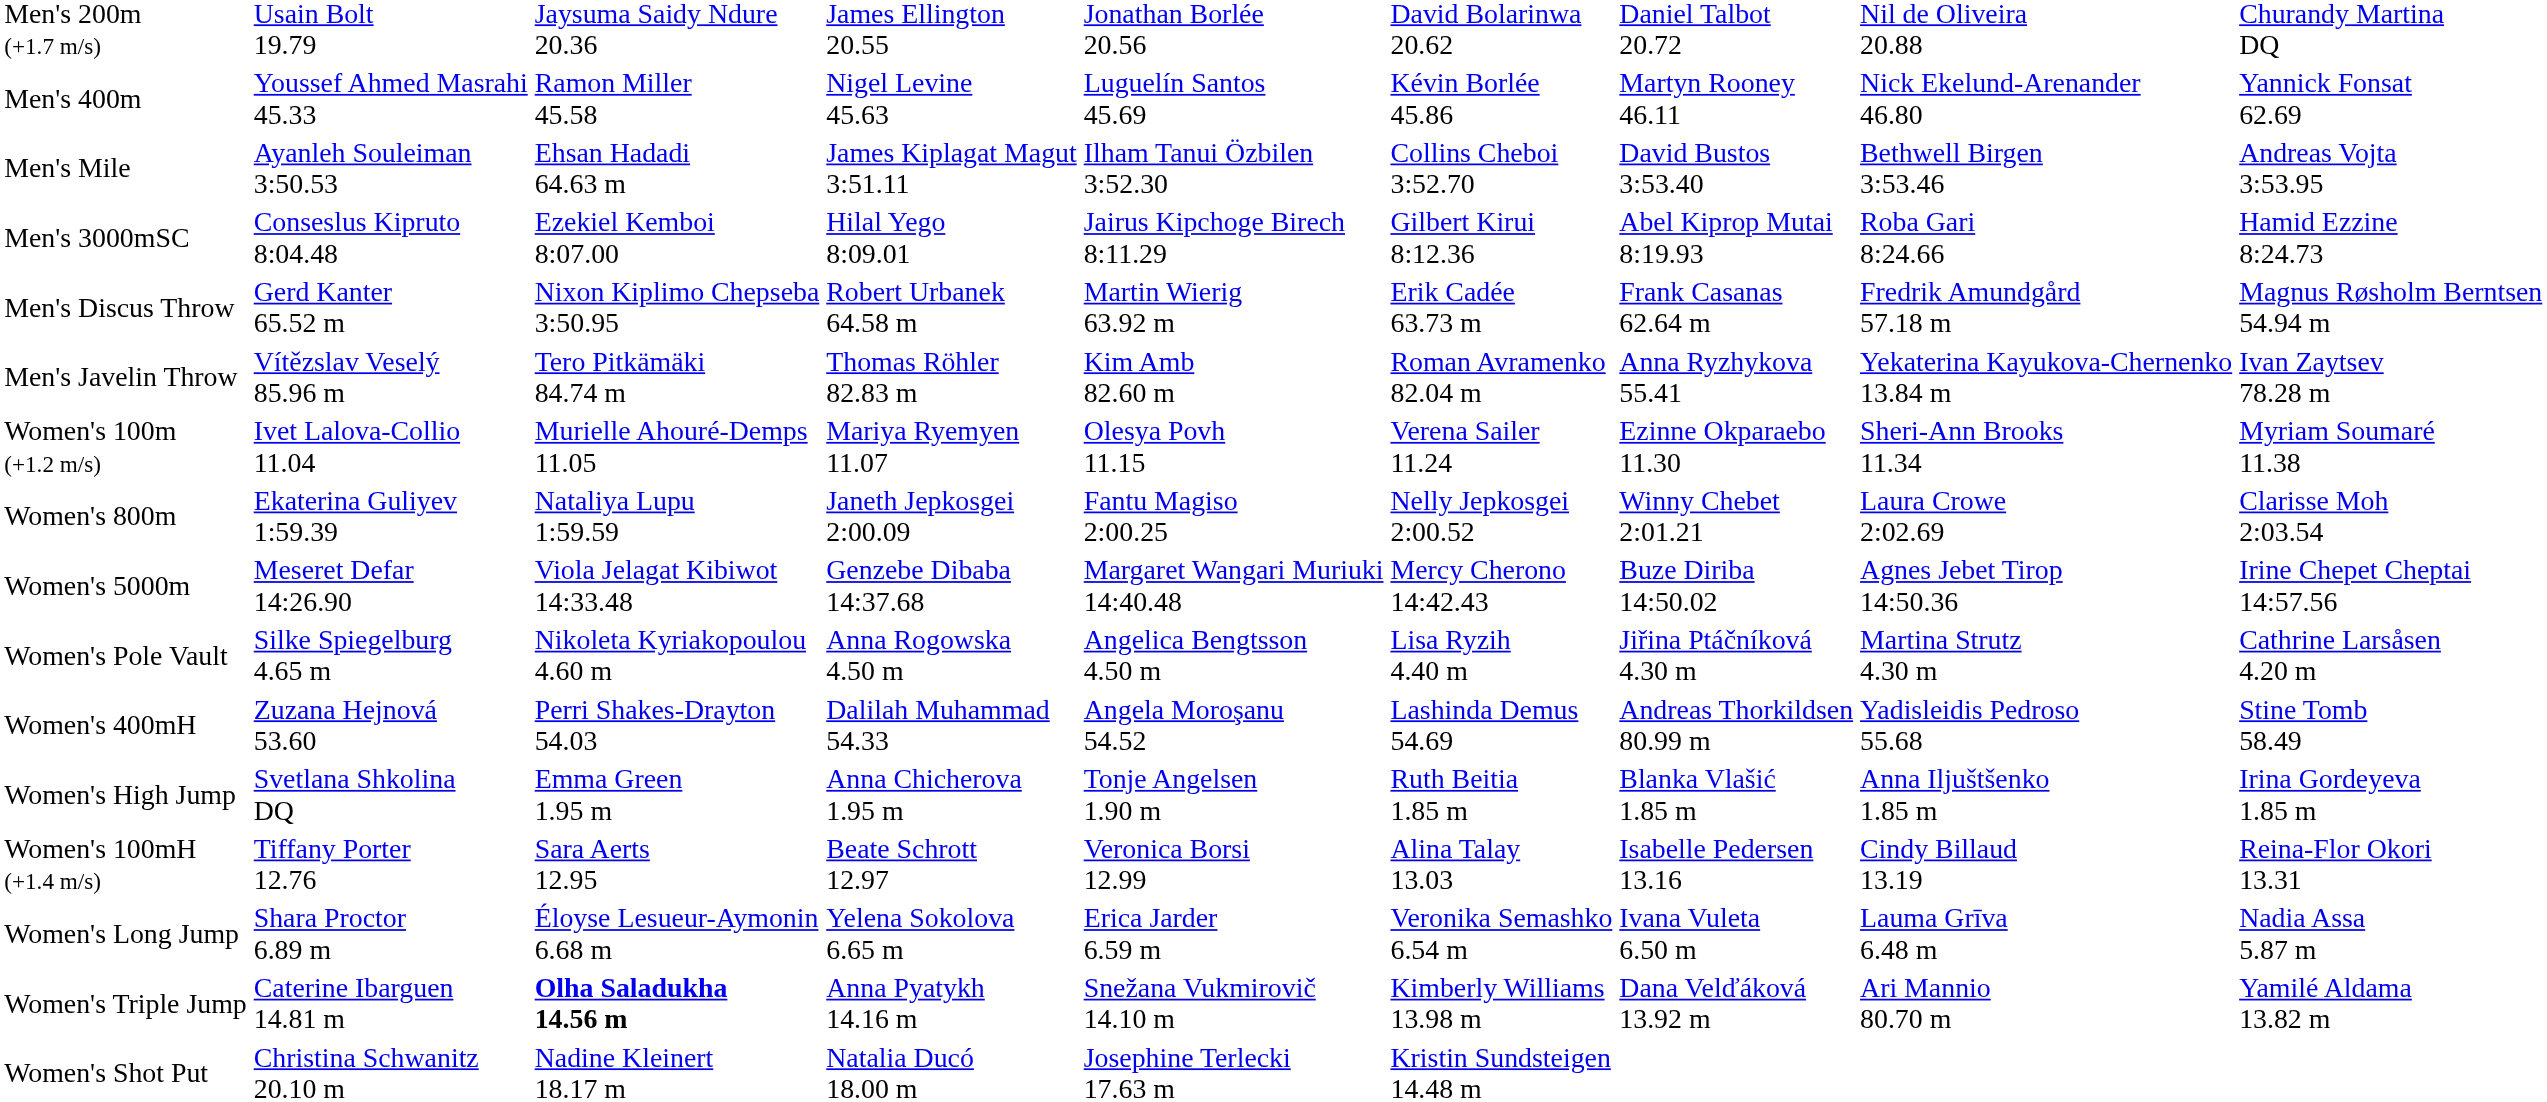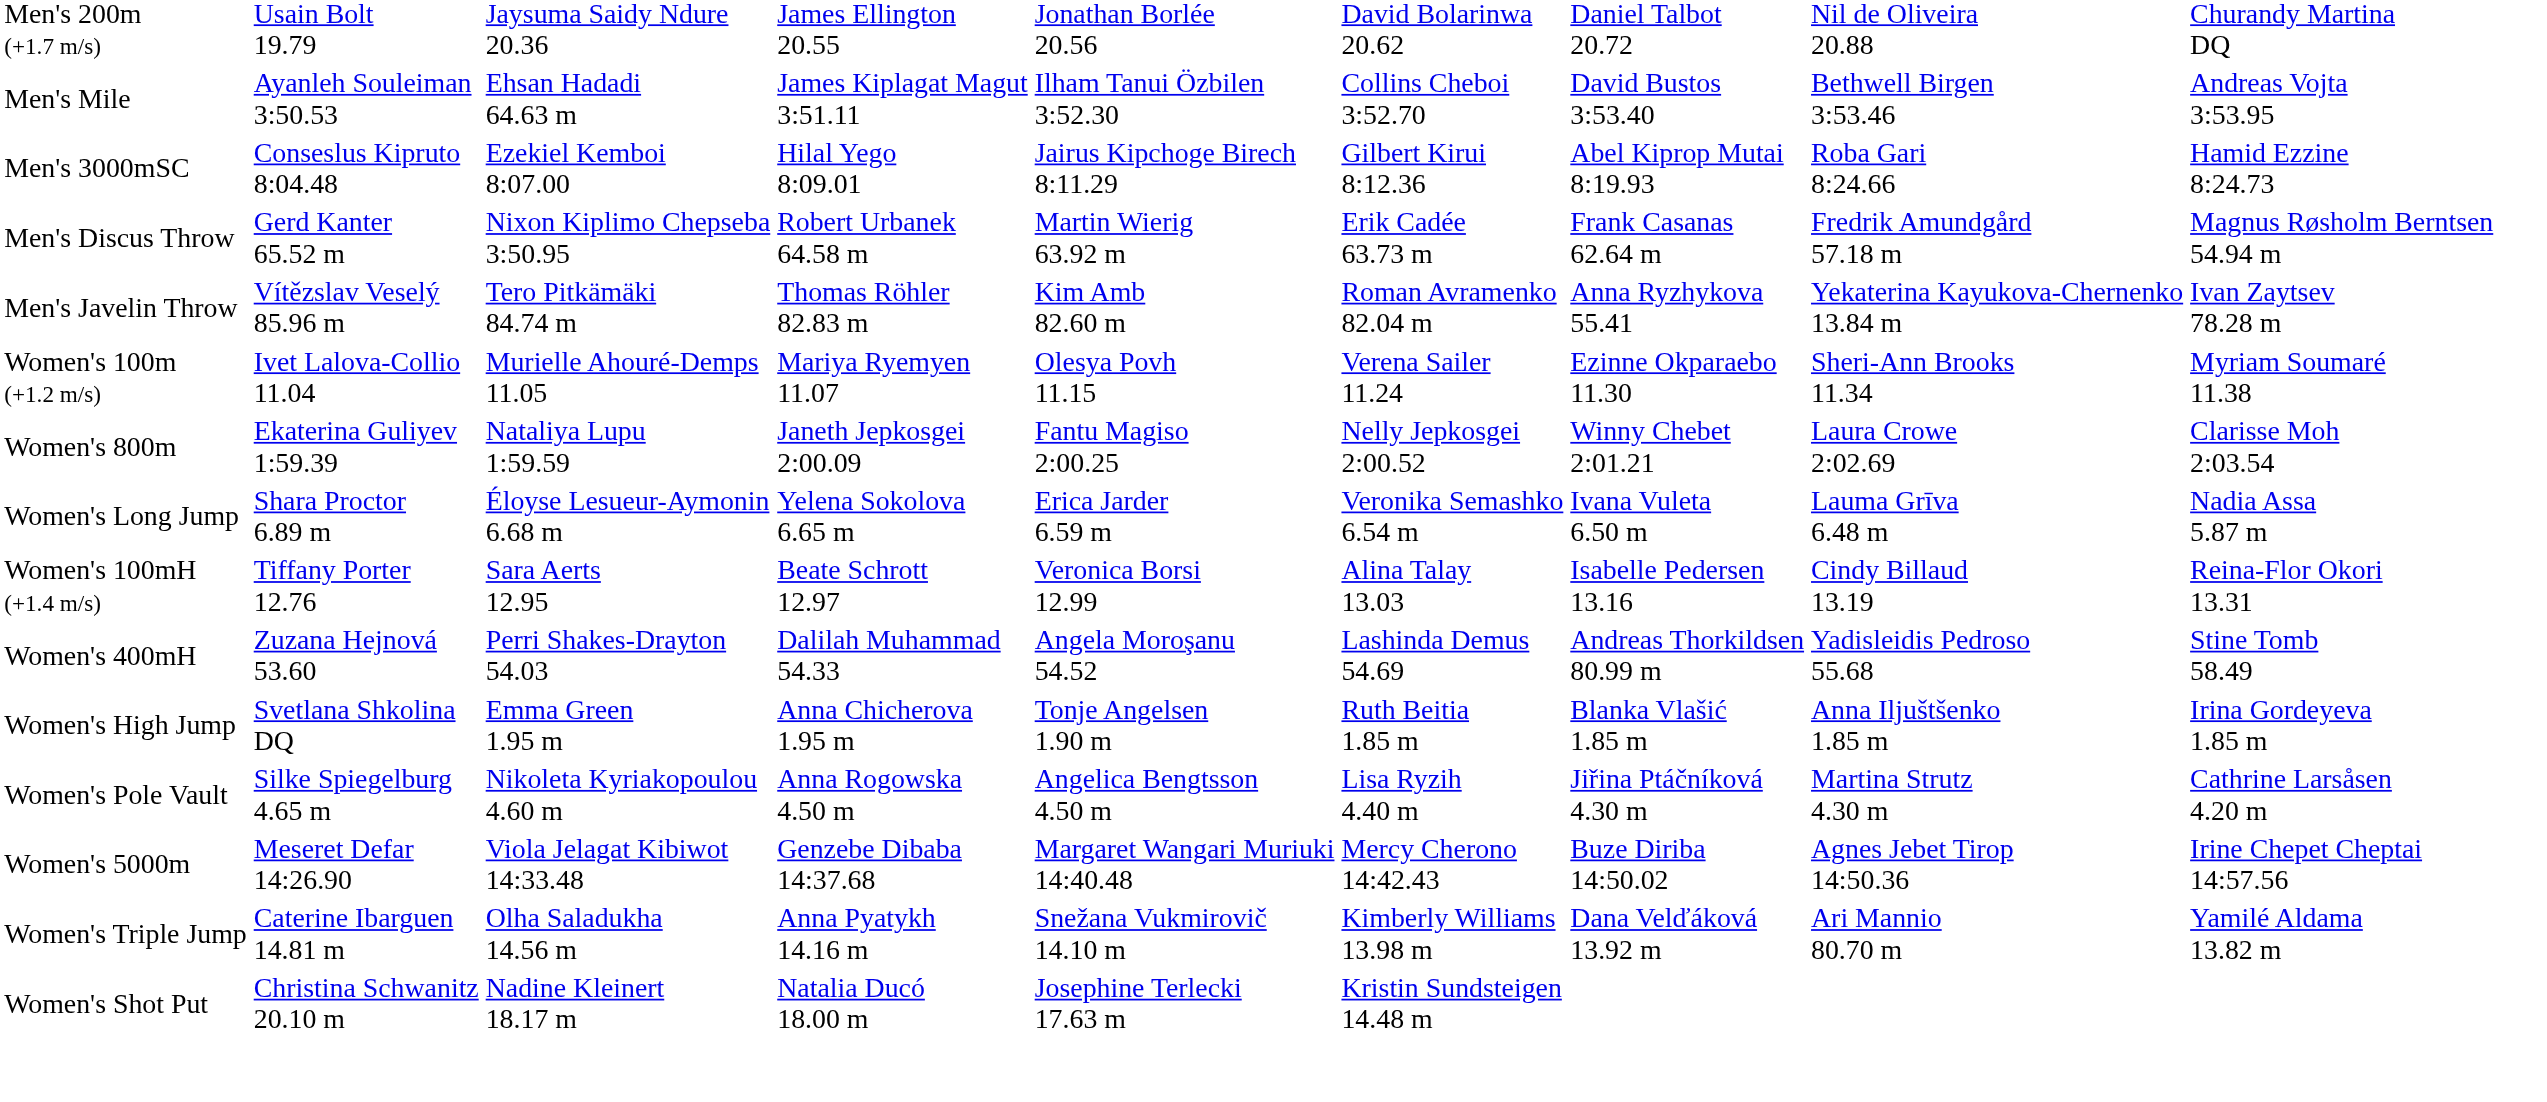- row: (73, 98)
rows swapped: (97, 585) <-> (122, 933)
rows swapped: (100, 864) <-> (116, 655)
(631, 1003) bold -> (574, 933) normal
